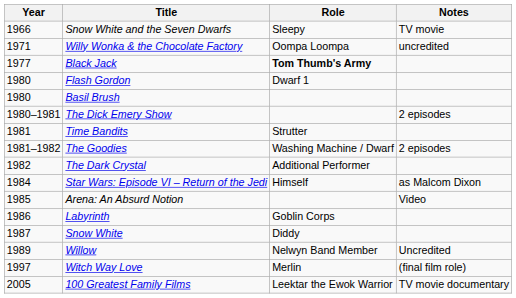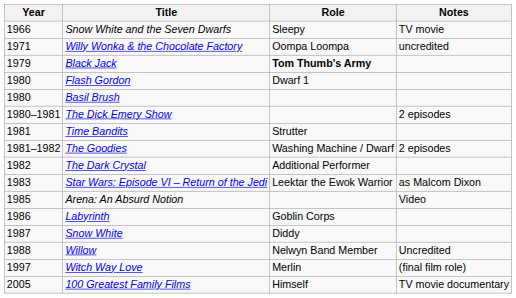(19, 64) 1977 -> (19, 64) 1979
(19, 183) 1984 -> (19, 183) 1983
(290, 183) Himself -> (332, 183) Leektar the Ewok Warrior
(19, 251) 1989 -> (19, 251) 1988
(332, 285) Leektar the Ewok Warrior -> (290, 285) Himself
